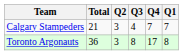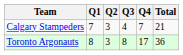columns swapped: (170, 12) <-> (99, 12)
